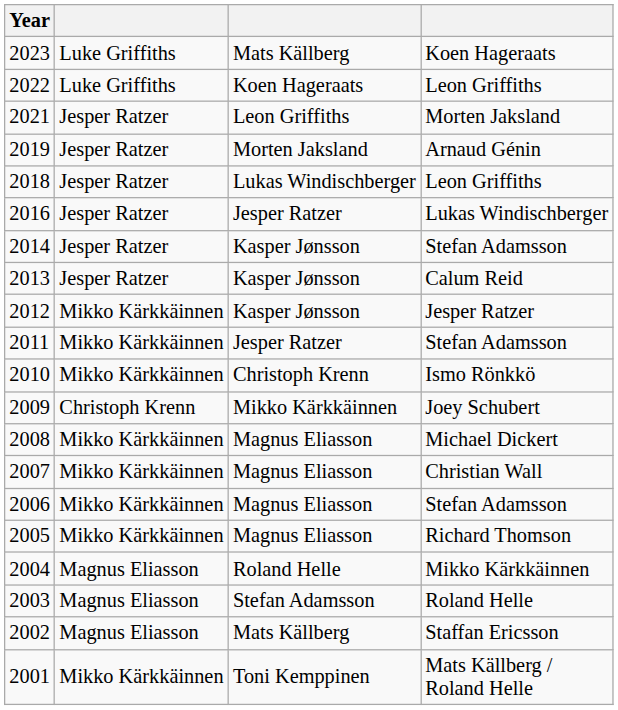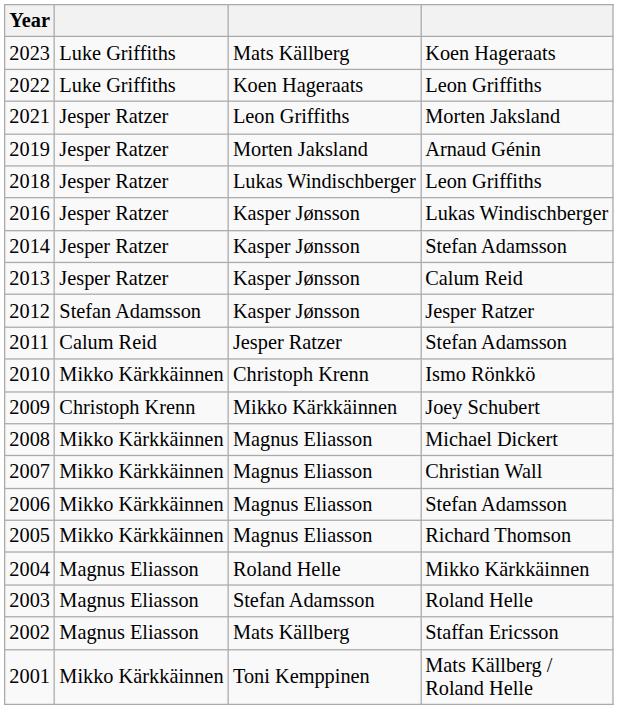(287, 213) Jesper Ratzer -> (296, 213) Kasper Jønsson
(141, 310) Mikko Kärkkäinnen -> (130, 310) Stefan Adamsson
(141, 342) Mikko Kärkkäinnen -> (108, 342) Calum Reid
